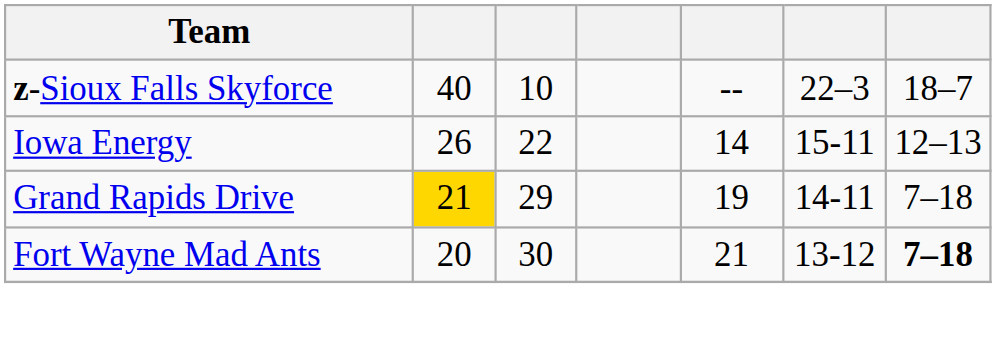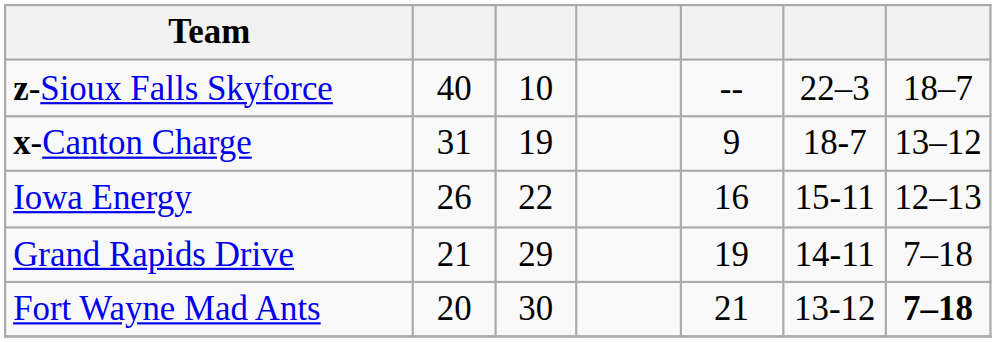+ row: (132, 142)
(731, 142) 14 -> (731, 198) 16
(454, 198) gold background -> (454, 253) no background
